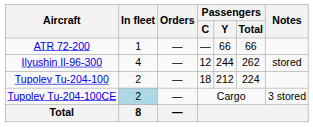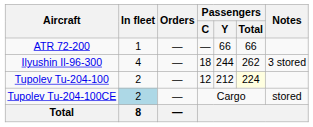(205, 63) 12 -> (205, 63) 18
(287, 63) stored -> (287, 63) 3 stored
(205, 79) 18 -> (205, 79) 12
(251, 79) no background -> (251, 79) lightyellow background
(287, 96) 3 stored -> (287, 96) stored
